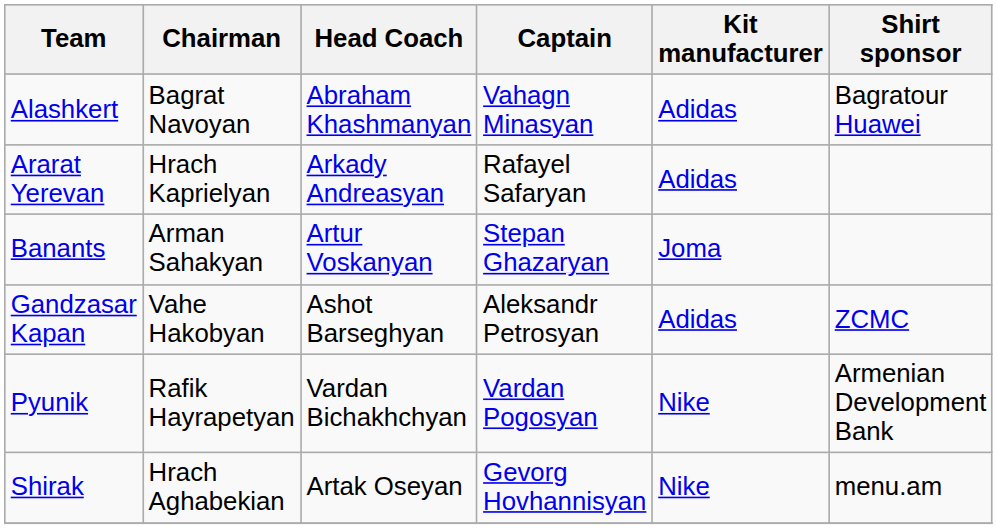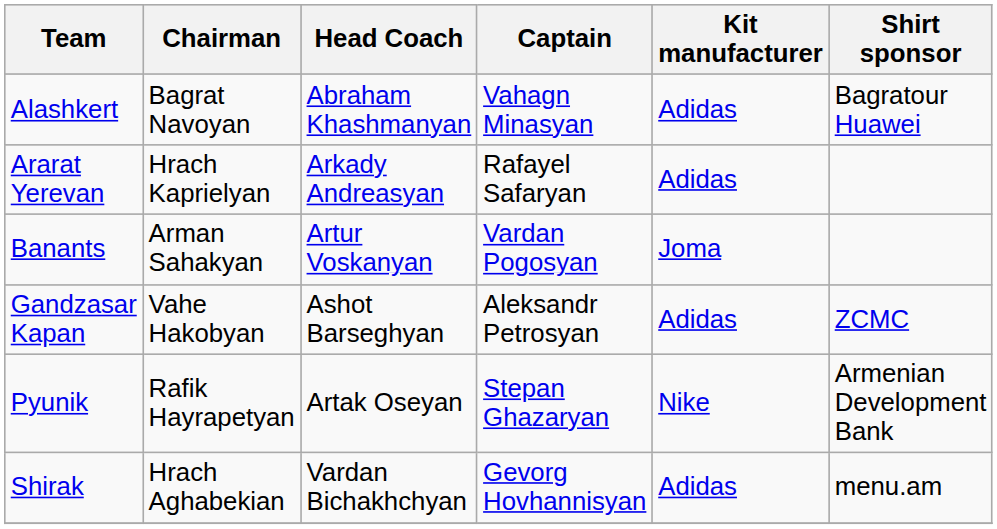(546, 248) Stepan Ghazaryan -> (540, 248) Vardan Pogosyan
(387, 403) Vardan Bichakhchyan -> (385, 403) Artak Oseyan
(540, 403) Vardan Pogosyan -> (546, 403) Stepan Ghazaryan
(385, 487) Artak Oseyan -> (387, 487) Vardan Bichakhchyan
(684, 487) Nike -> (698, 487) Adidas
